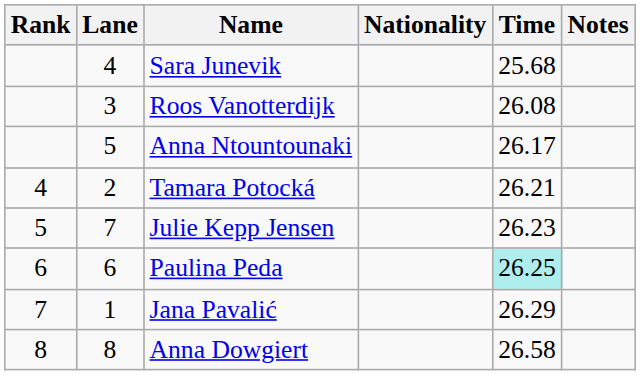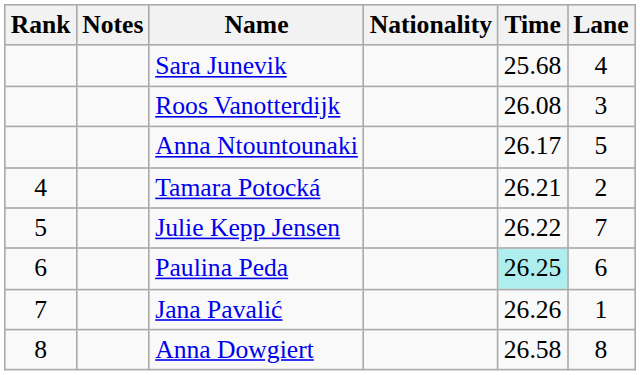columns swapped: (110, 24) <-> (598, 24)
(527, 227) 26.23 -> (533, 227) 26.22
(527, 308) 26.29 -> (533, 308) 26.26
